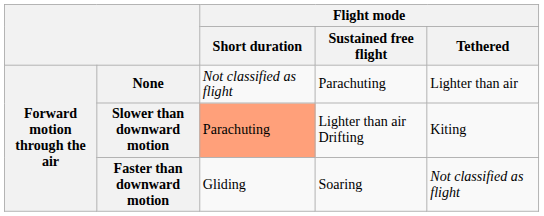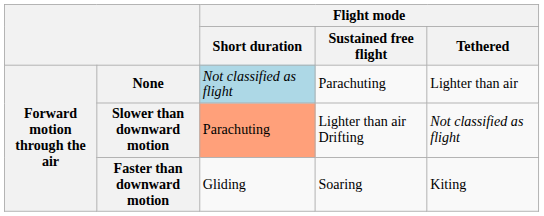(249, 84) no background -> (249, 84) lightblue background
(448, 130) Kiting -> (477, 130) Not classified as flight
(477, 184) Not classified as flight -> (448, 184) Kiting
